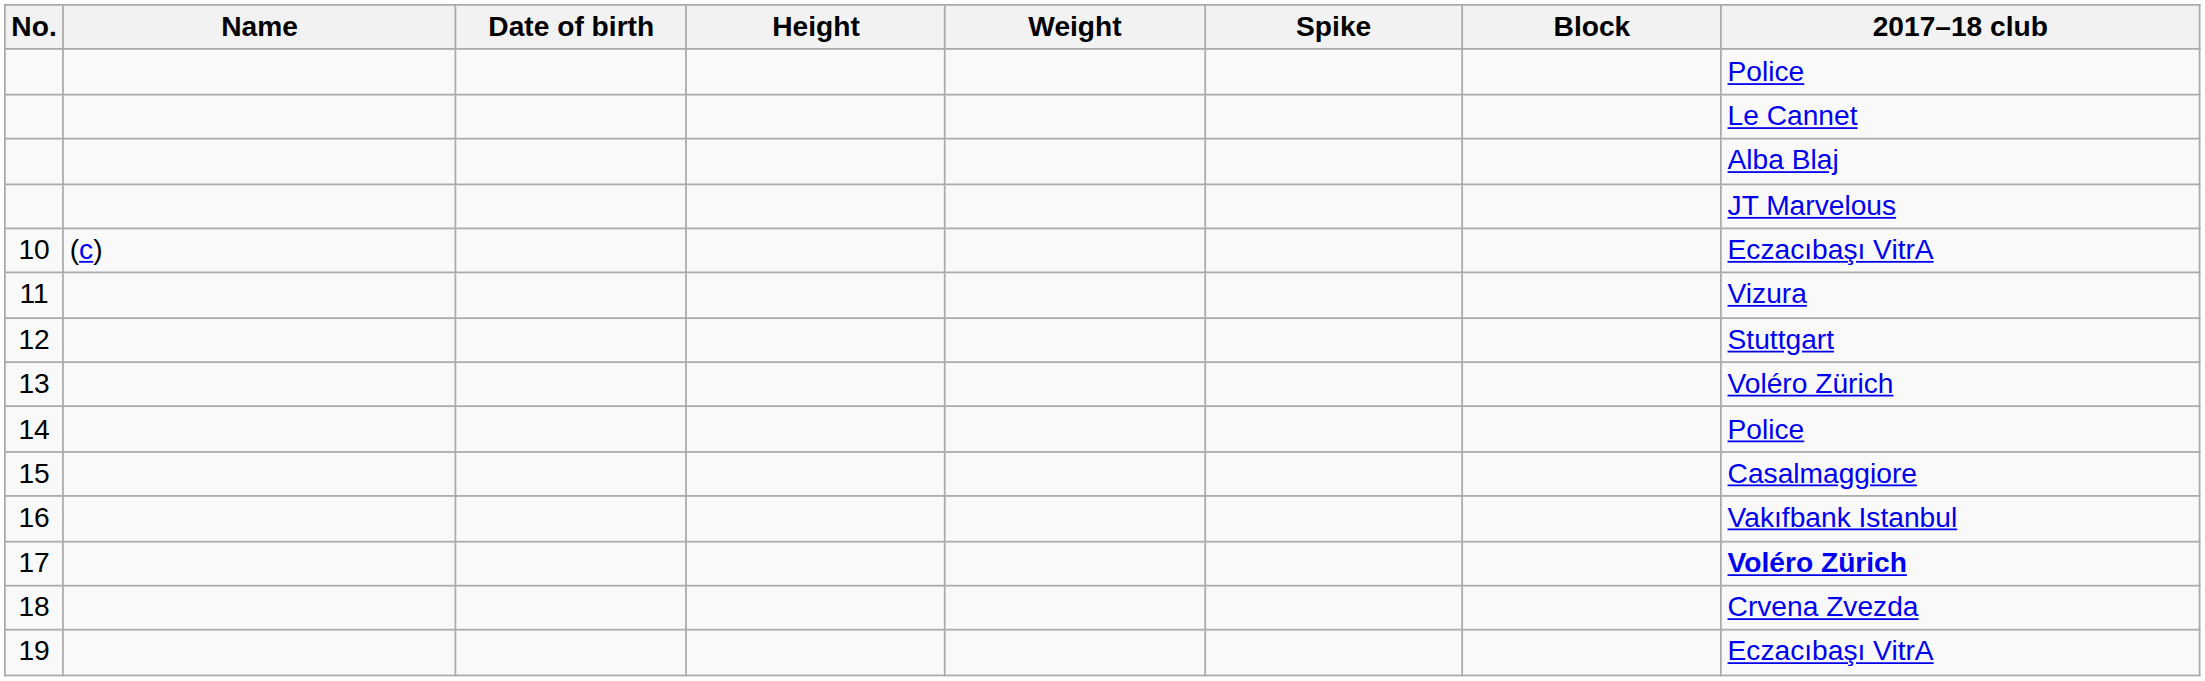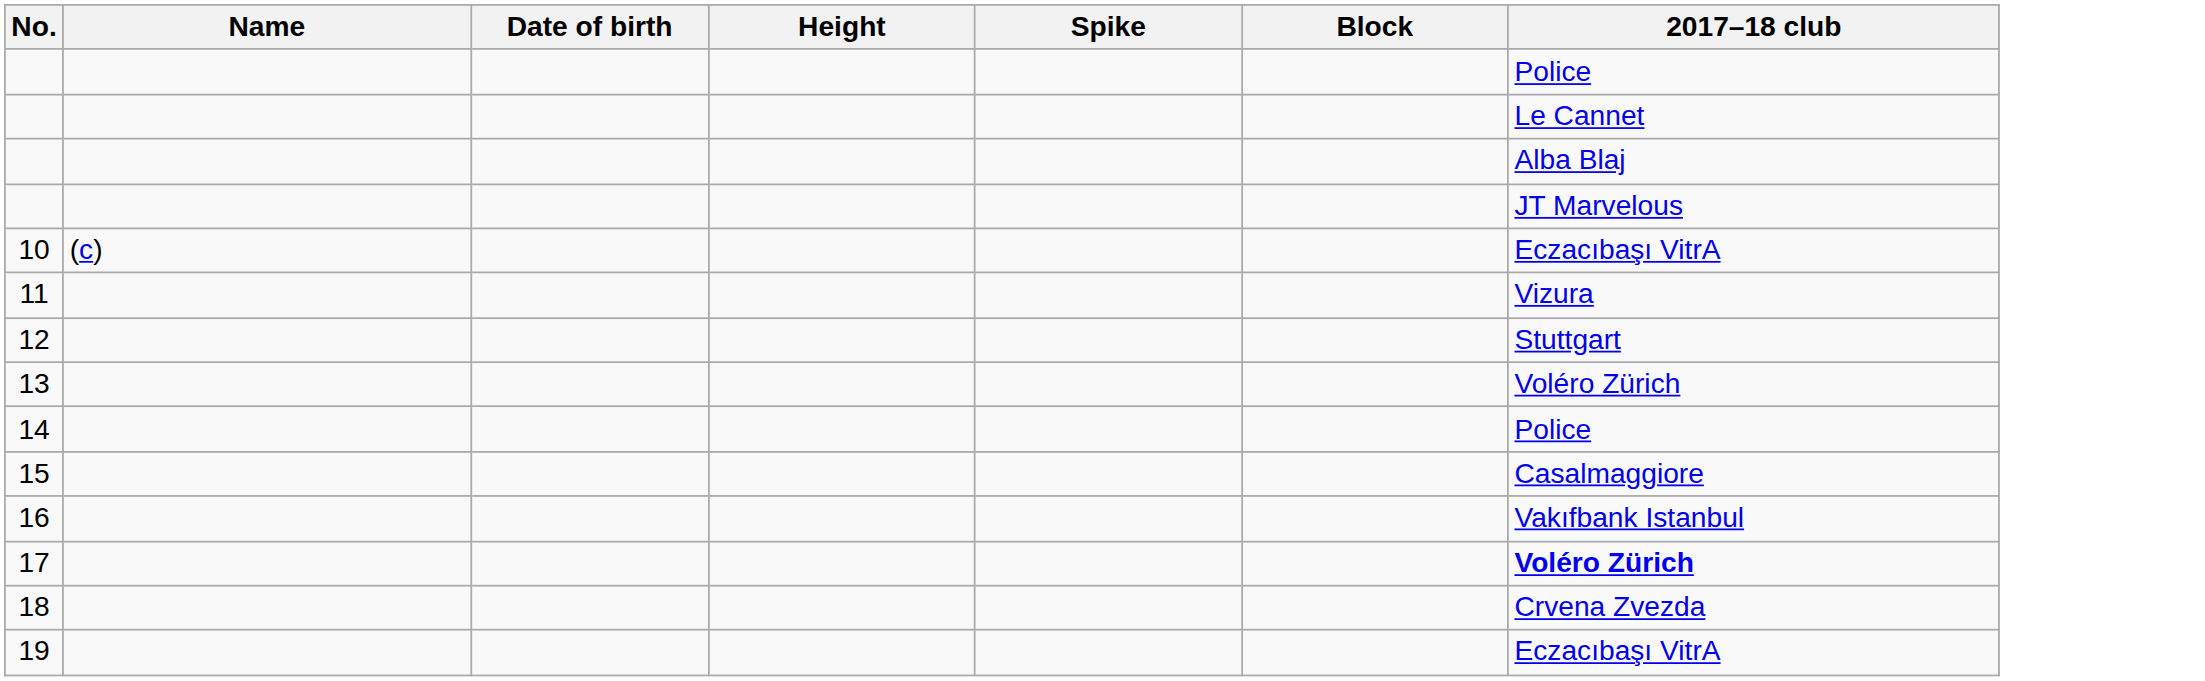- column: (1075, 26)
